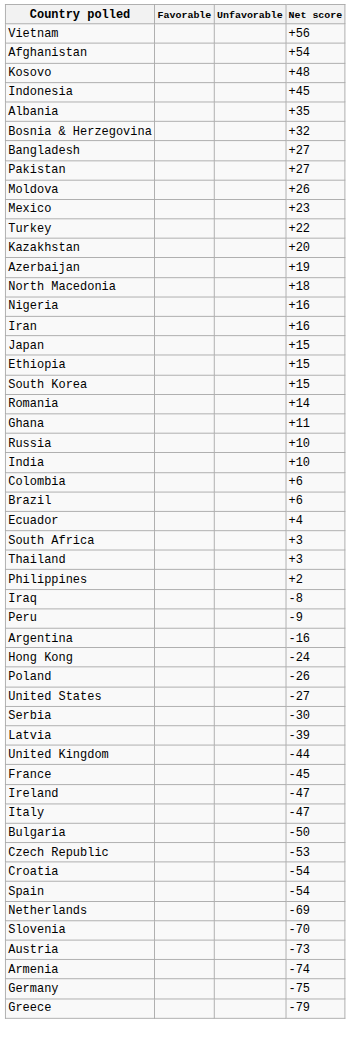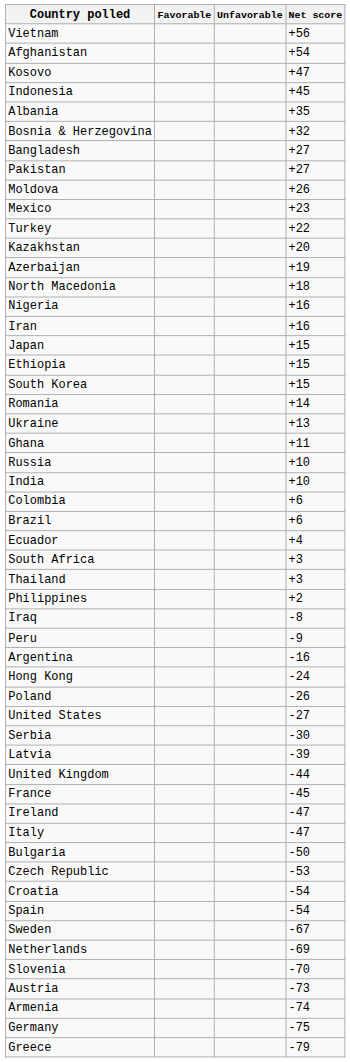(299, 73) +48 -> (299, 73) +47
+ row: (33, 424)
+ row: (30, 930)
